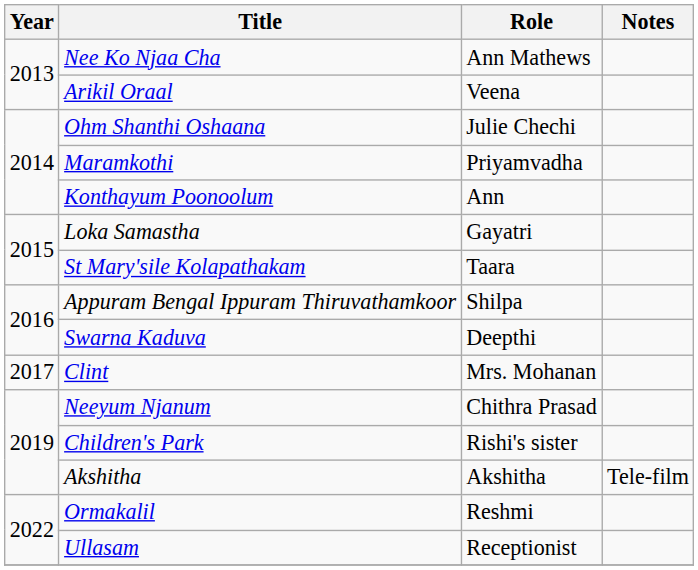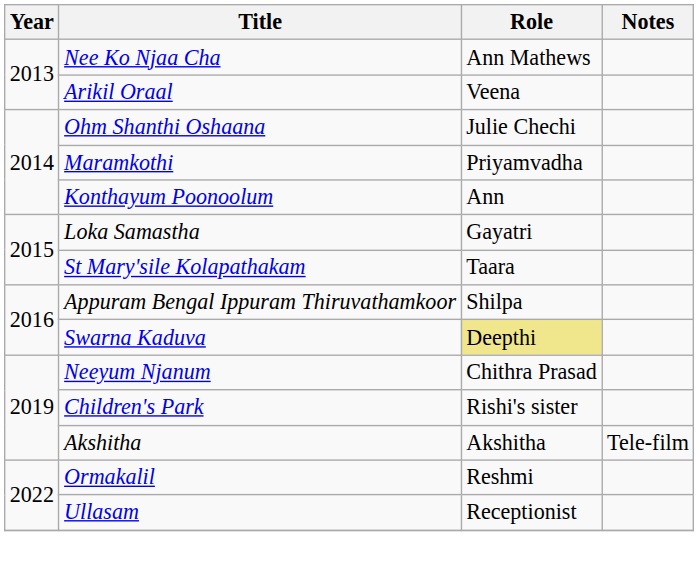(501, 337) no background -> (501, 337) khaki background
- row: (86, 372)
